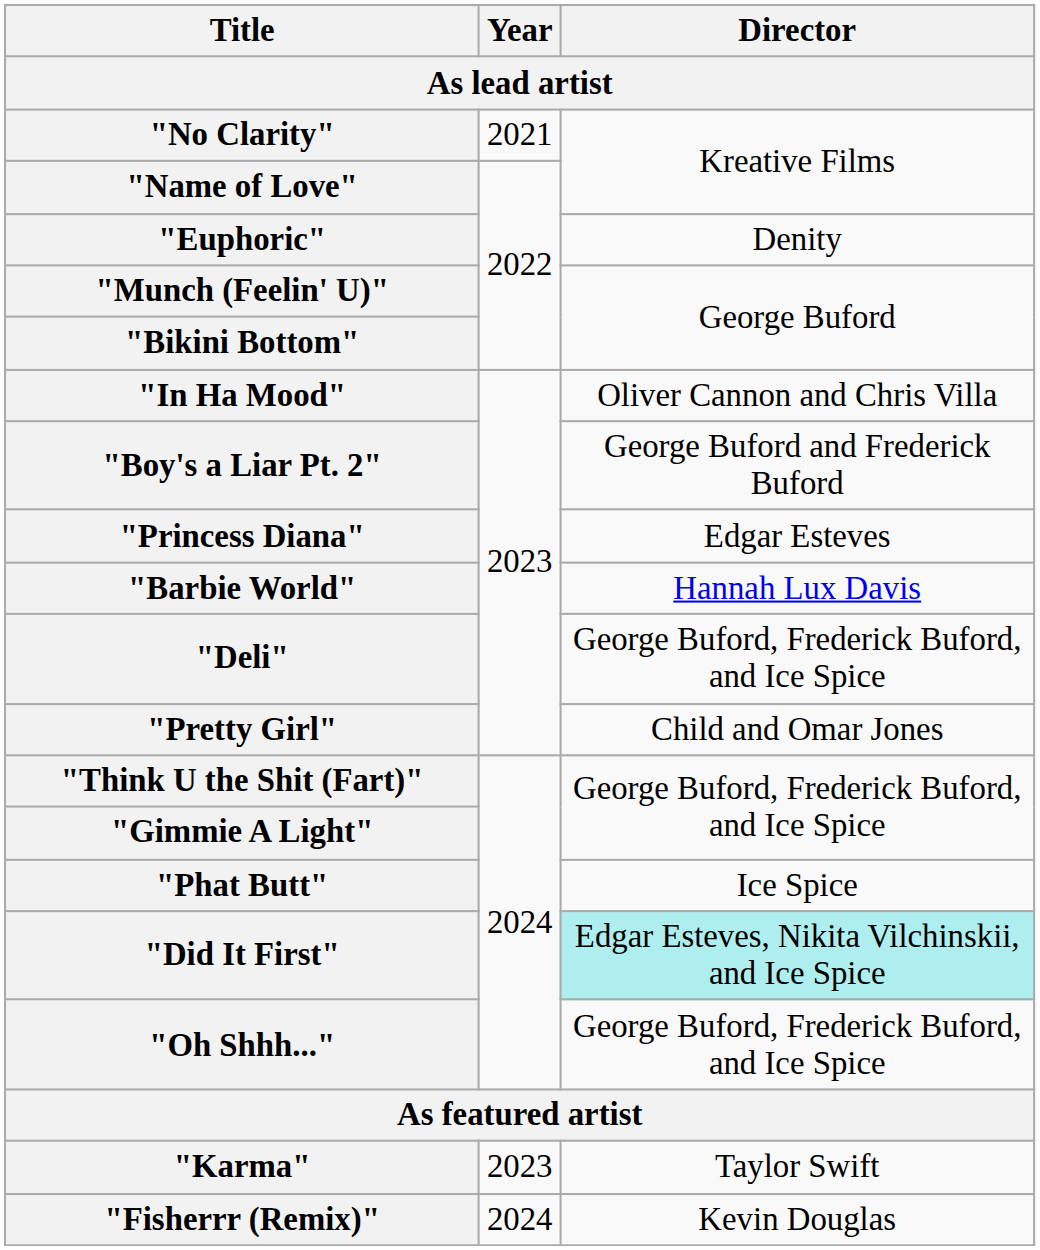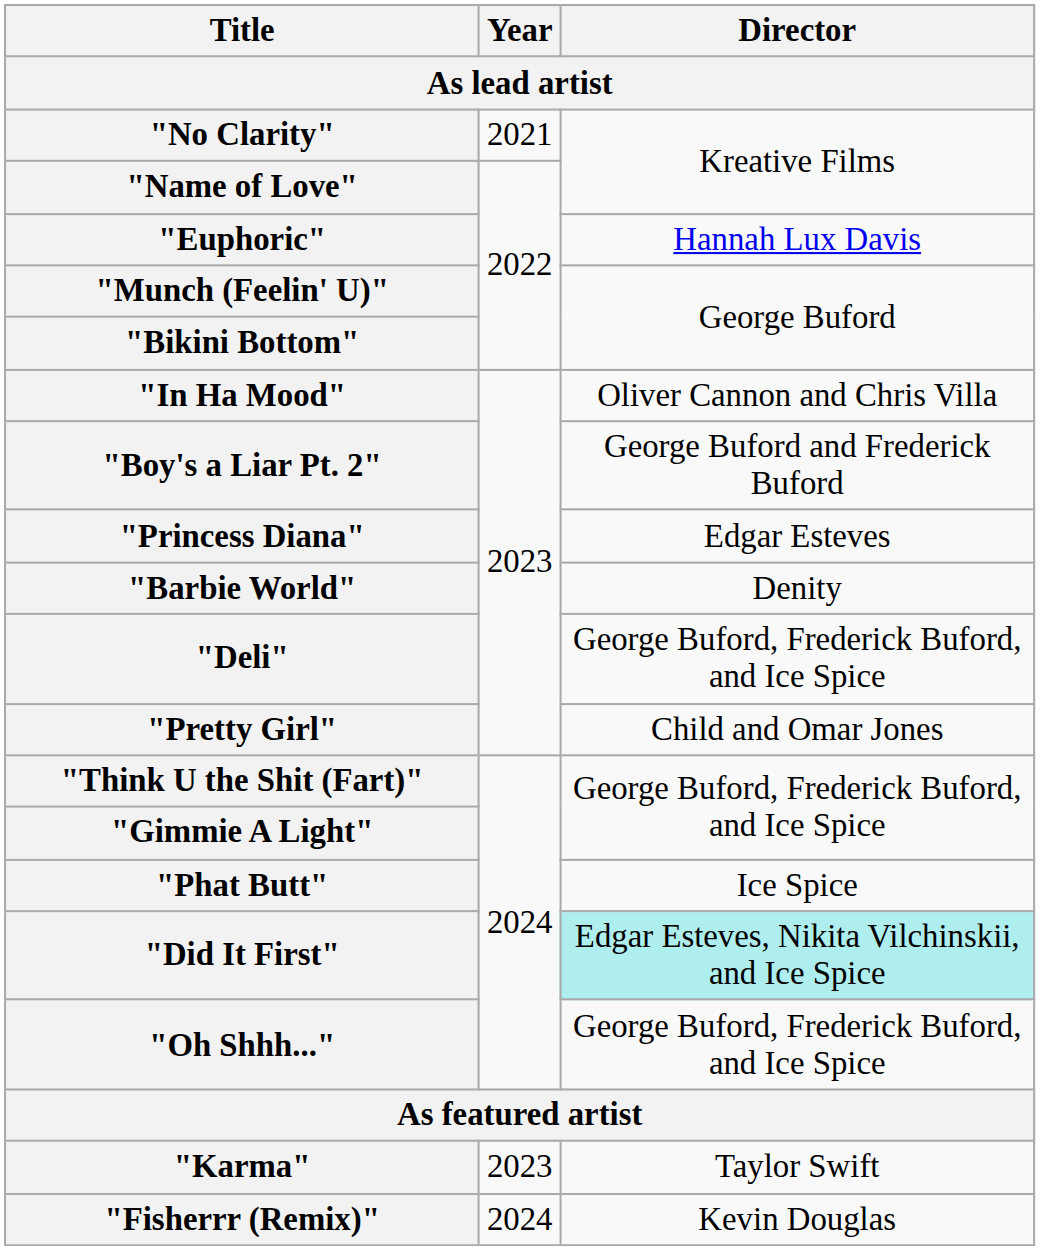(797, 238) Denity -> (797, 238) Hannah Lux Davis
(797, 587) Hannah Lux Davis -> (797, 587) Denity
